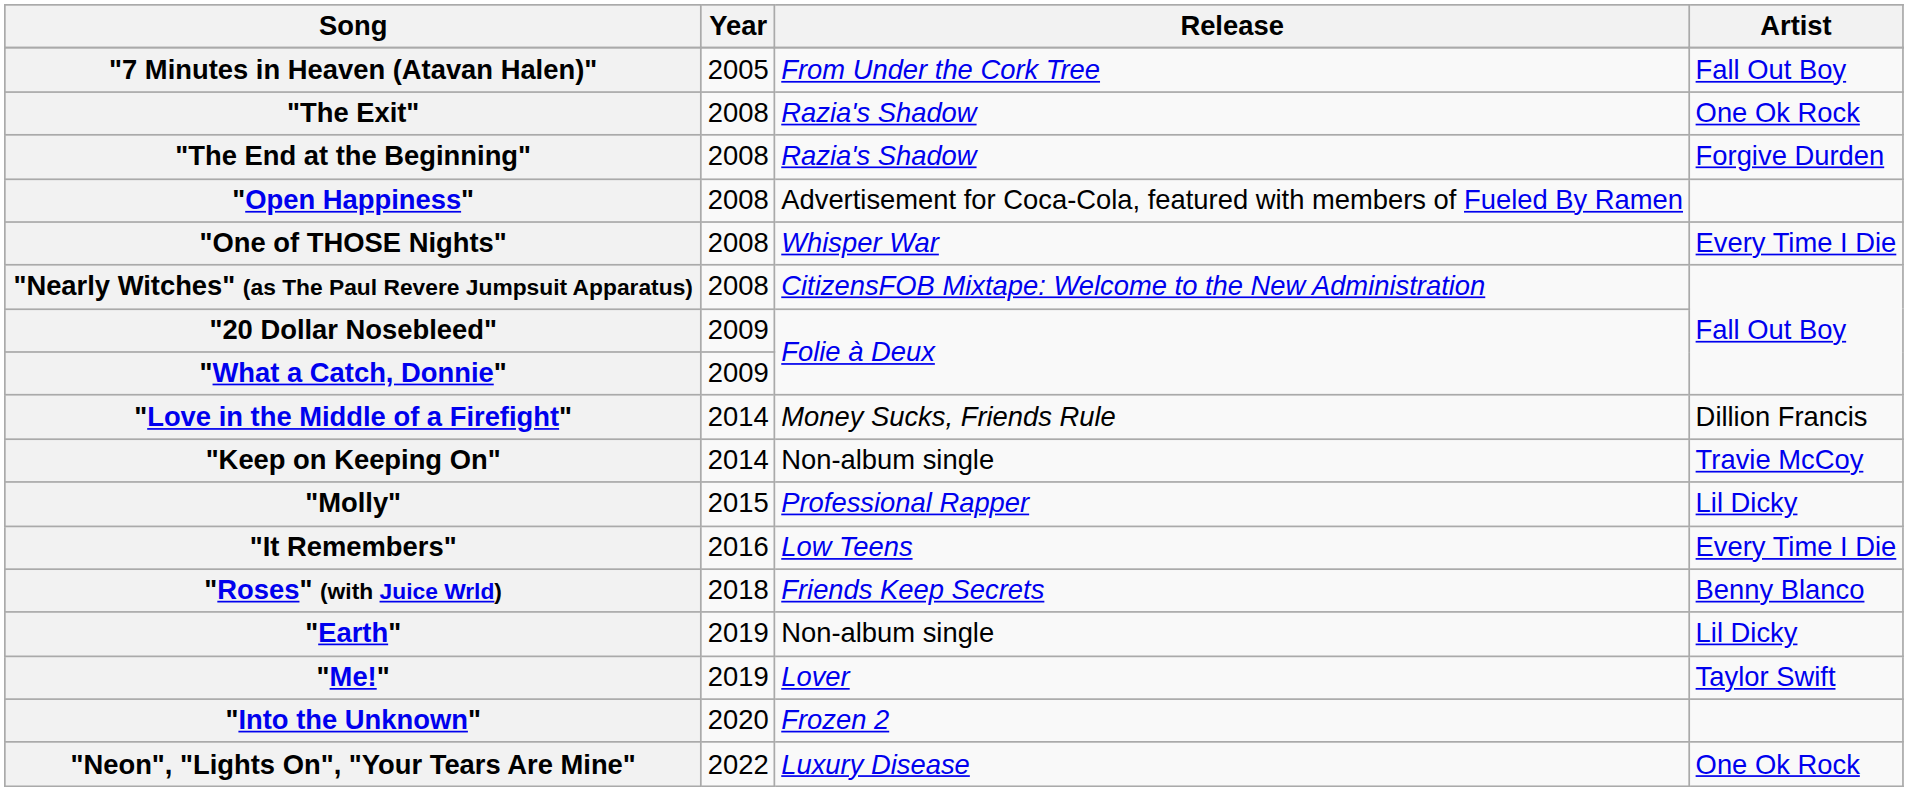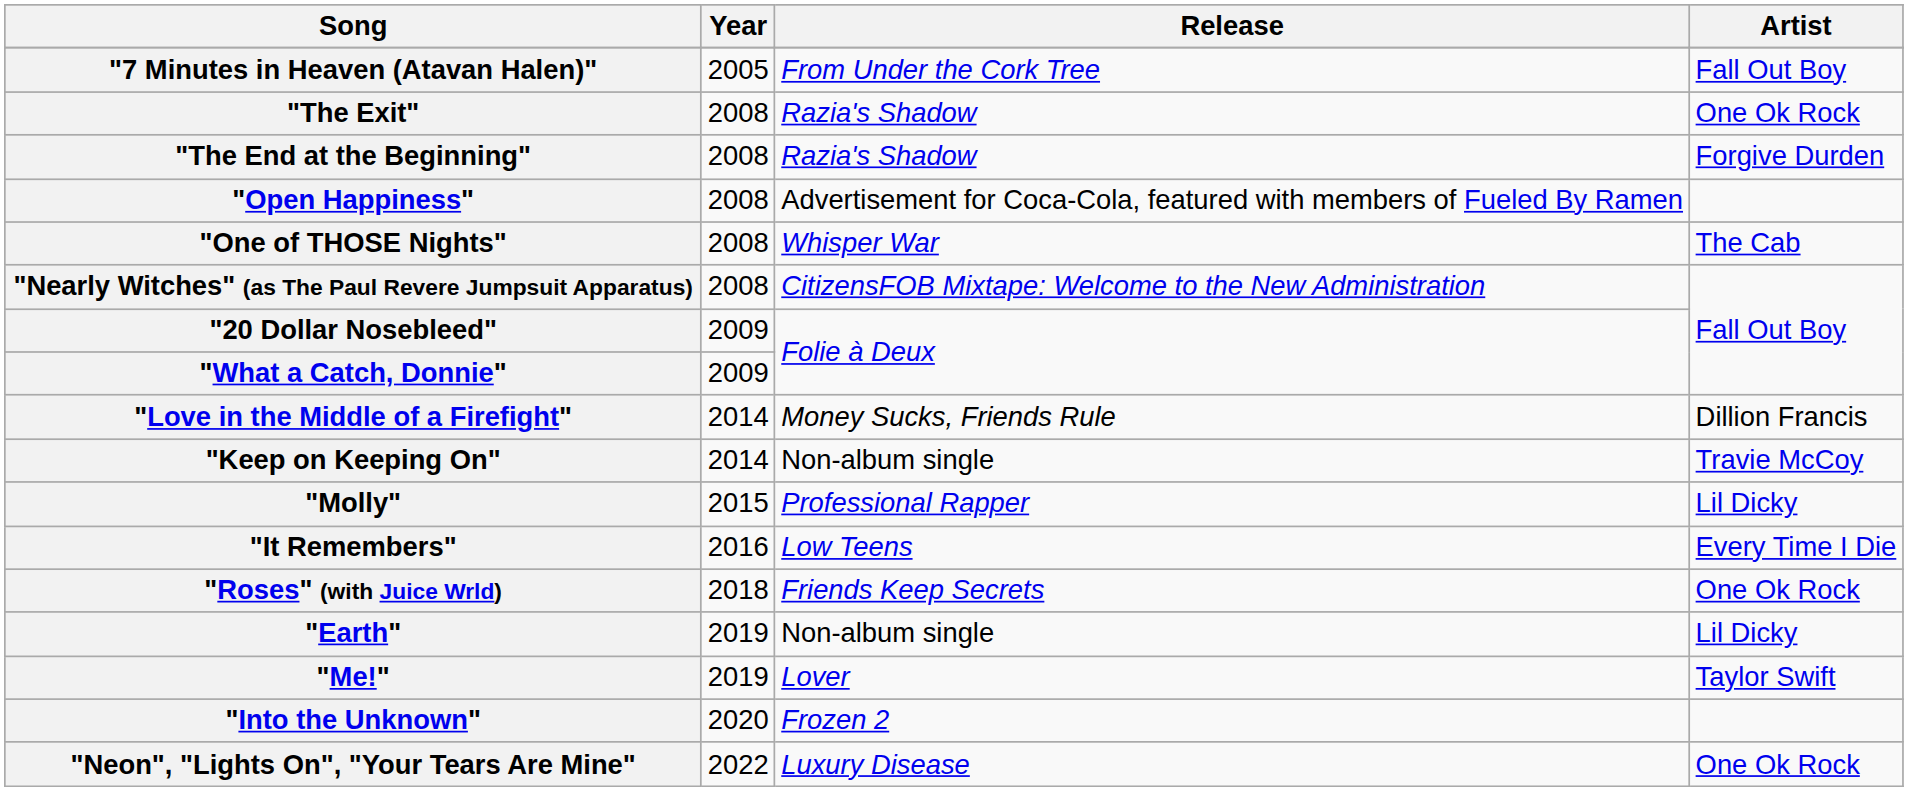(1796, 243) Every Time I Die -> (1748, 243) The Cab
(1780, 590) Benny Blanco -> (1778, 590) One Ok Rock
